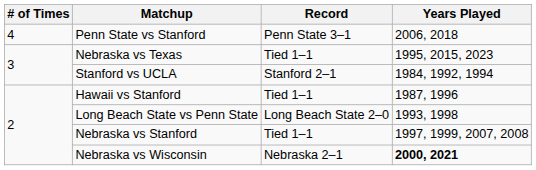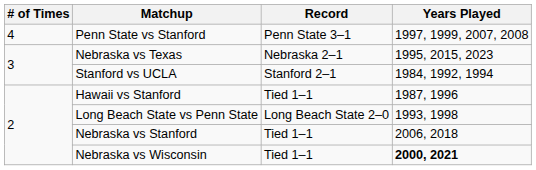(427, 34) 2006, 2018 -> (462, 34) 1997, 1999, 2007, 2008
(288, 54) Tied 1–1 -> (303, 54) Nebraska 2–1
(462, 134) 1997, 1999, 2007, 2008 -> (427, 134) 2006, 2018
(303, 154) Nebraska 2–1 -> (288, 154) Tied 1–1
